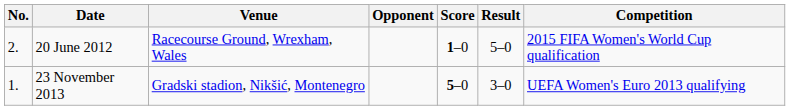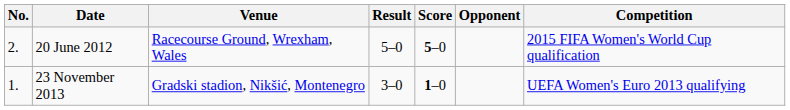columns swapped: (403, 15) <-> (501, 15)
(457, 46) 1–0 -> (435, 46) 5–0
(457, 85) 5–0 -> (435, 85) 1–0
